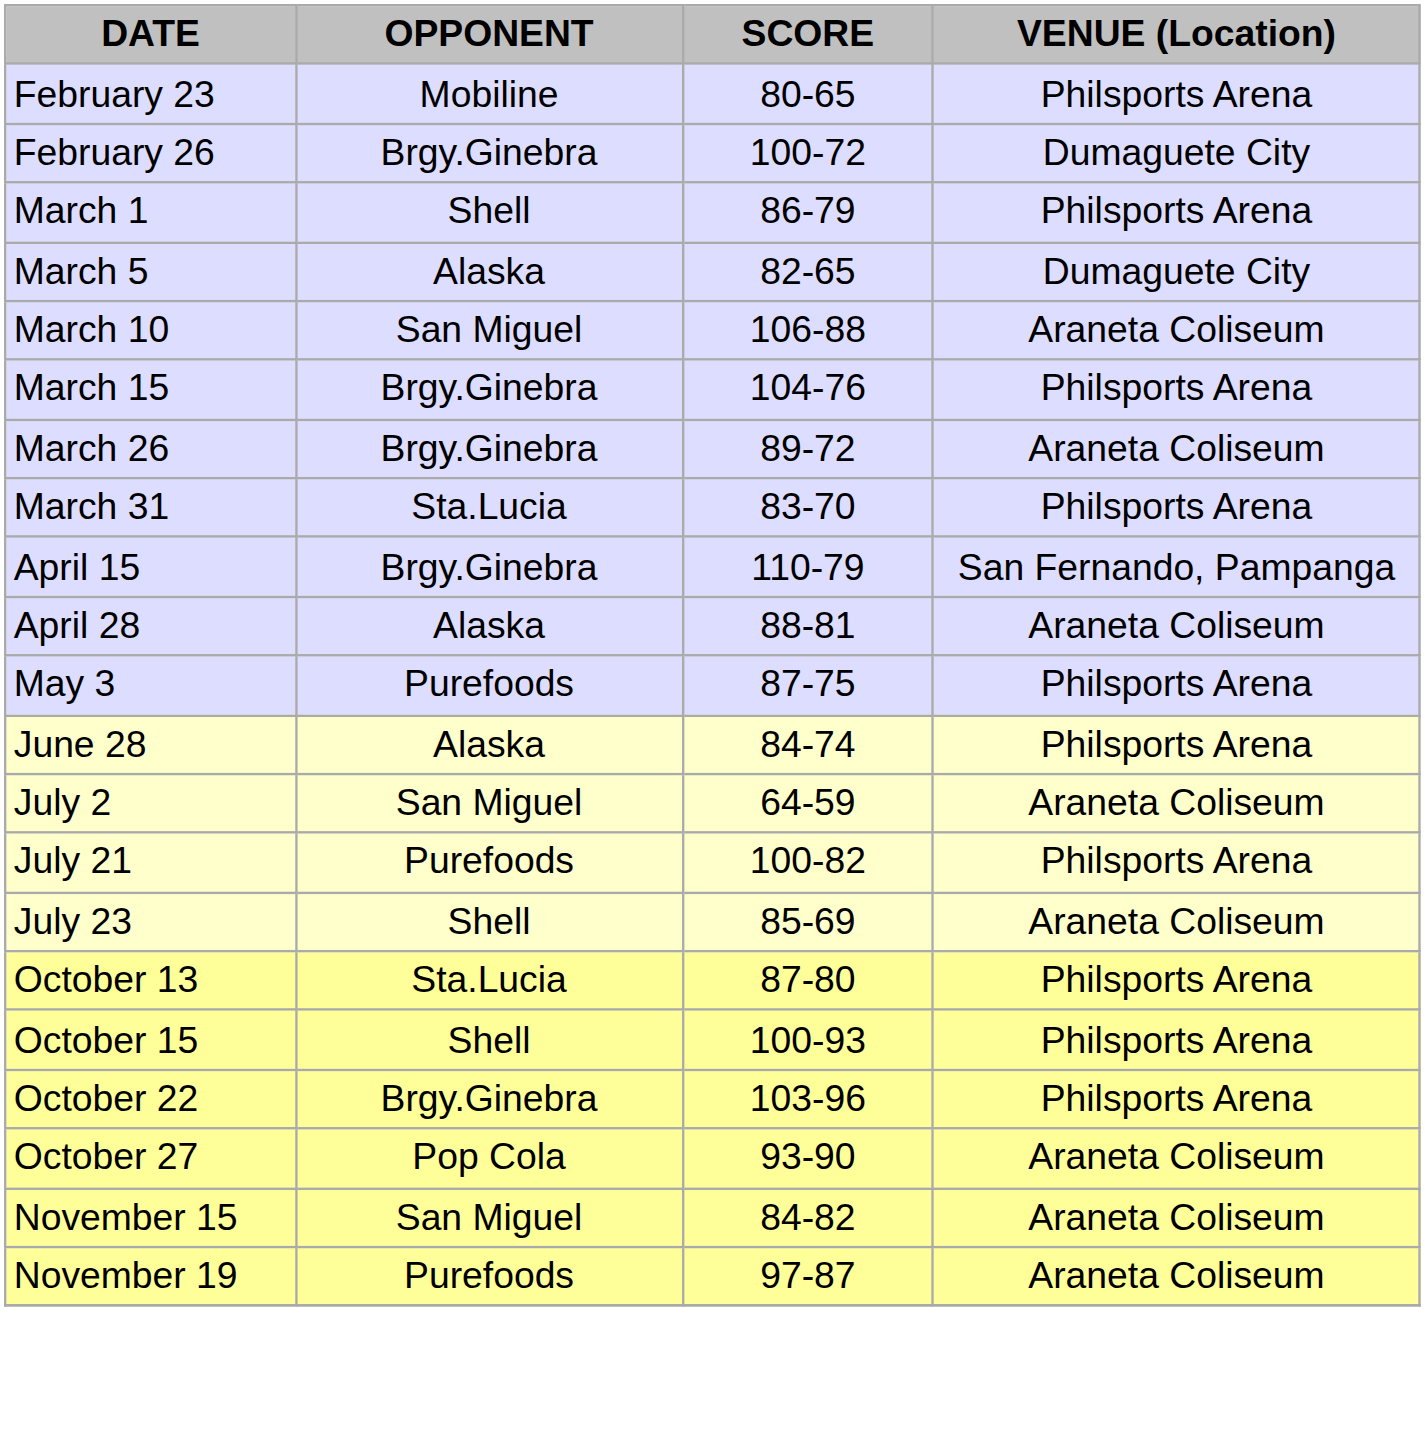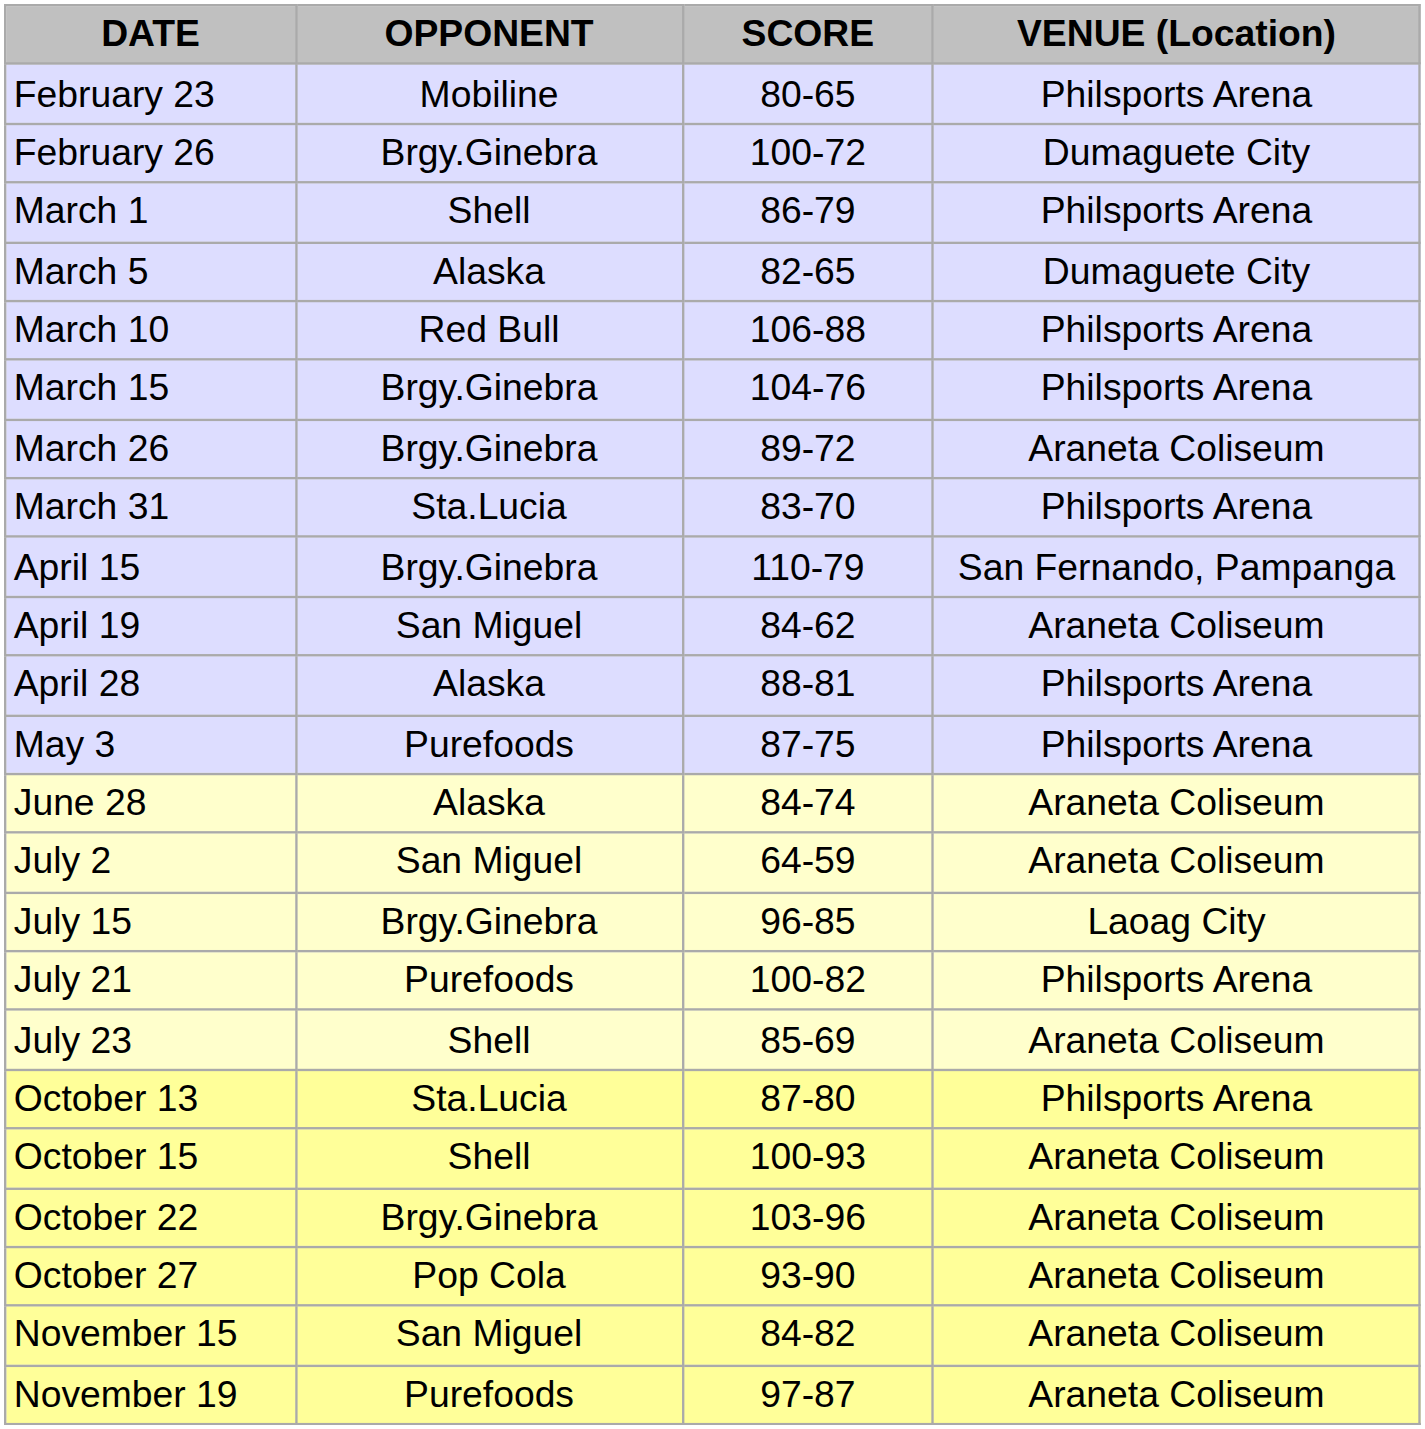(489, 329) San Miguel -> (489, 329) Red Bull
(1176, 329) Araneta Coliseum -> (1176, 329) Philsports Arena
+ row: (77, 625)
(1176, 625) Araneta Coliseum -> (1176, 684) Philsports Arena
(1176, 743) Philsports Arena -> (1176, 802) Araneta Coliseum
+ row: (73, 920)
(1176, 1039) Philsports Arena -> (1176, 1157) Araneta Coliseum
(1176, 1098) Philsports Arena -> (1176, 1216) Araneta Coliseum
